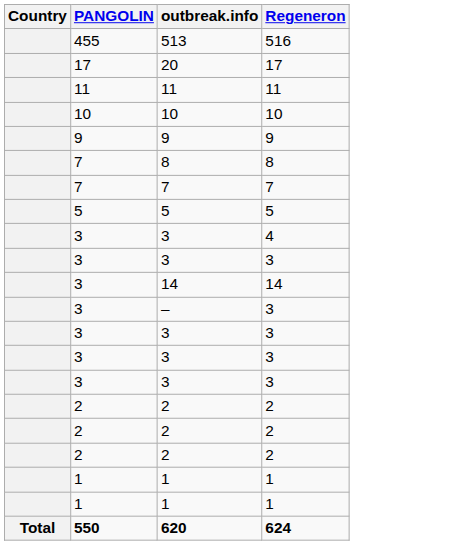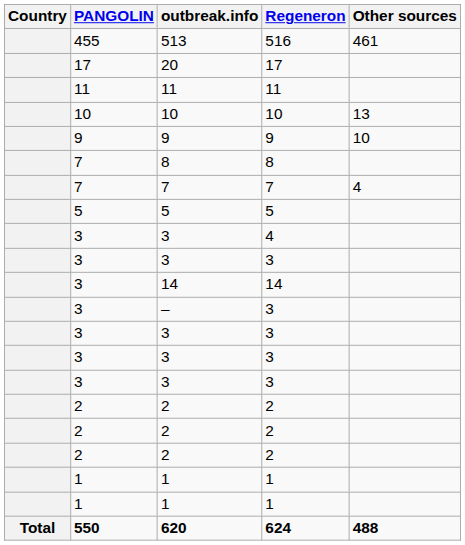+ column: (405, 16)
